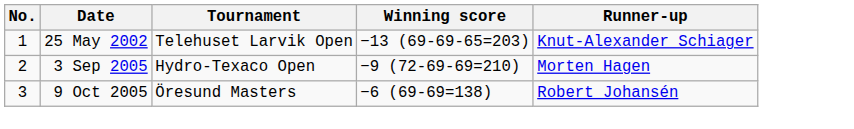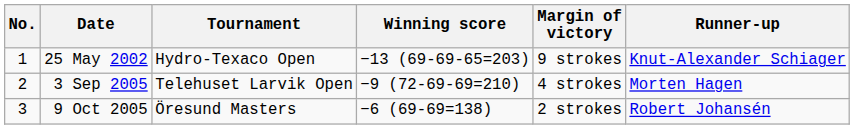+ column: (580, 27)
(254, 43) Telehuset Larvik Open -> (235, 61) Hydro-Texaco Open
(235, 68) Hydro-Texaco Open -> (254, 86) Telehuset Larvik Open
